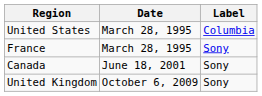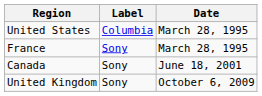columns swapped: (150, 13) <-> (229, 13)
